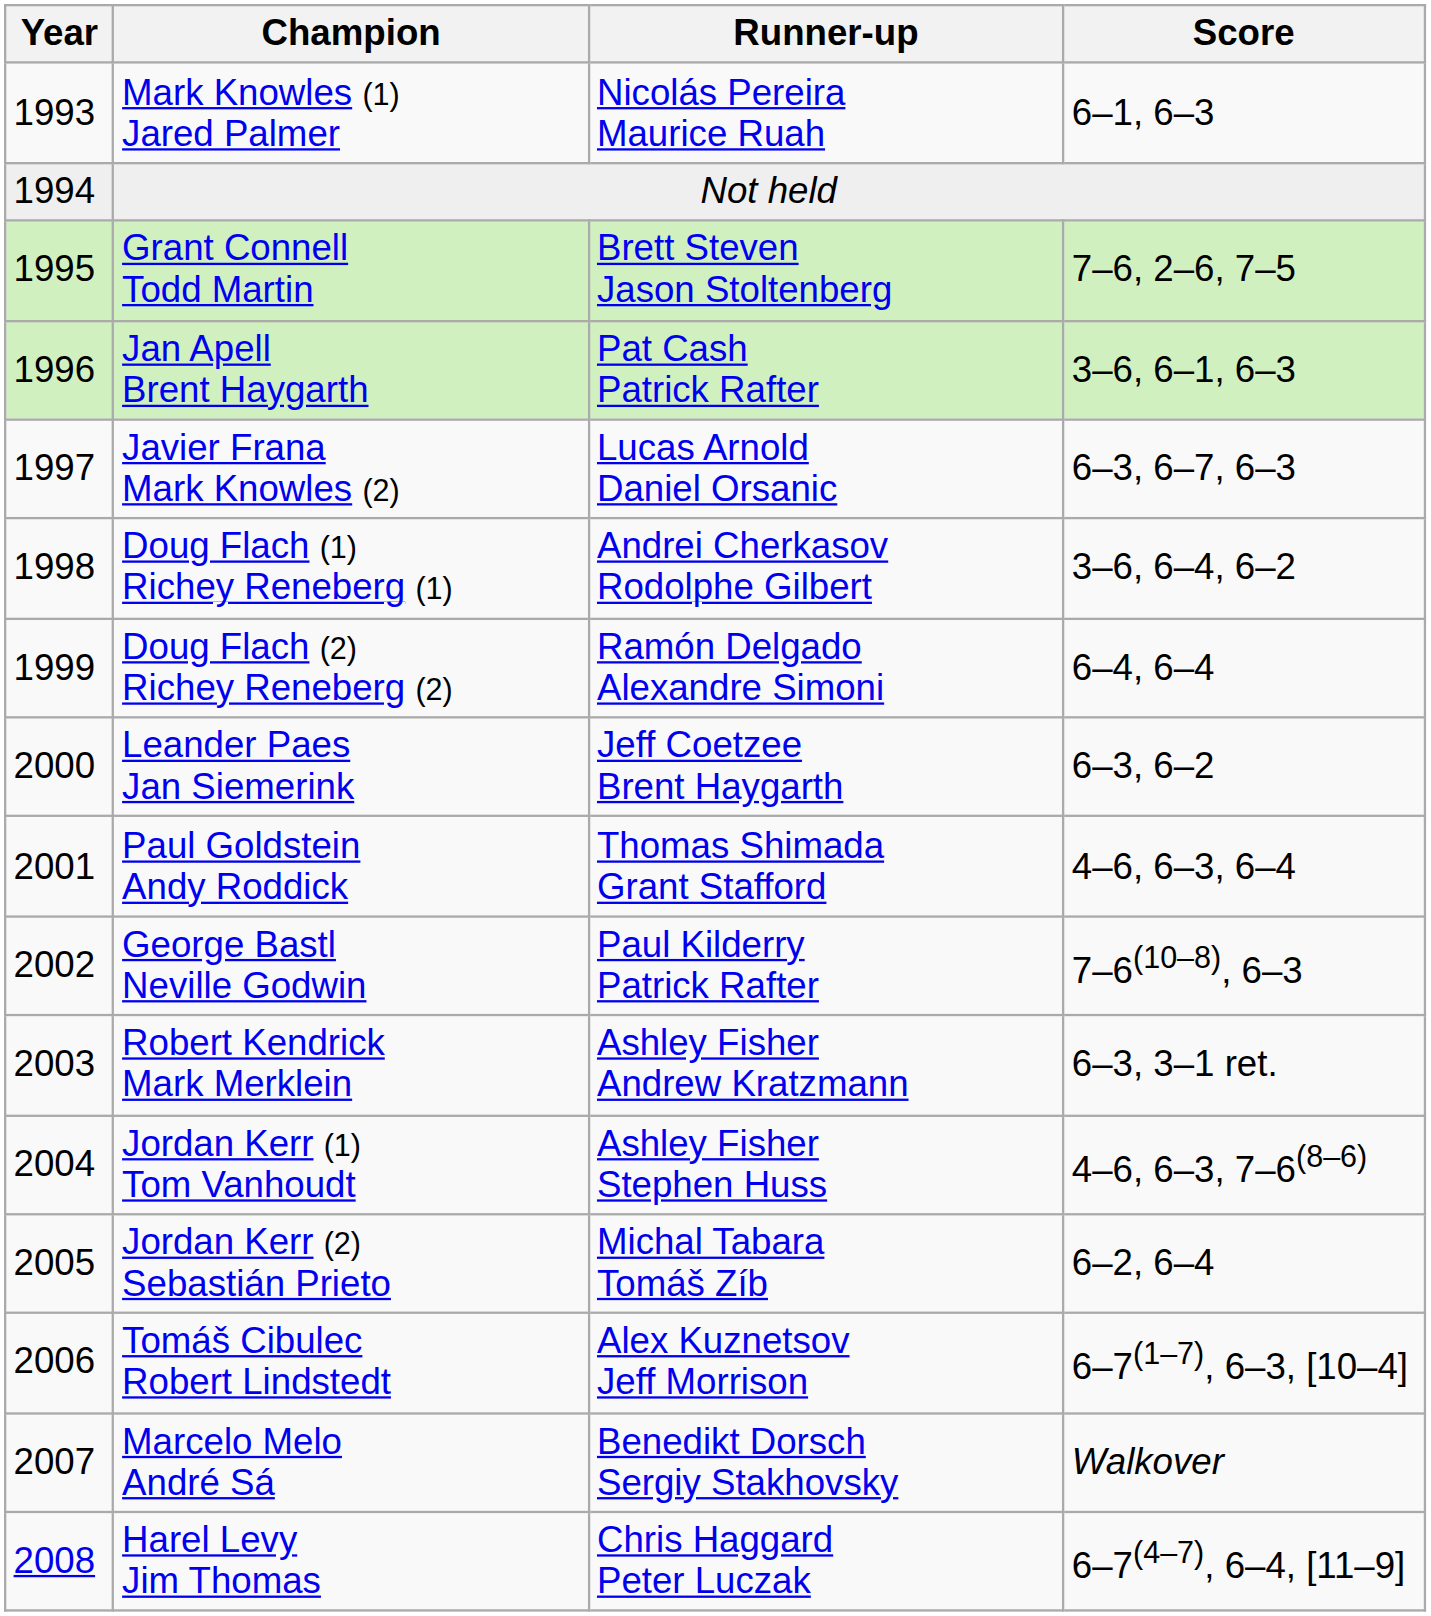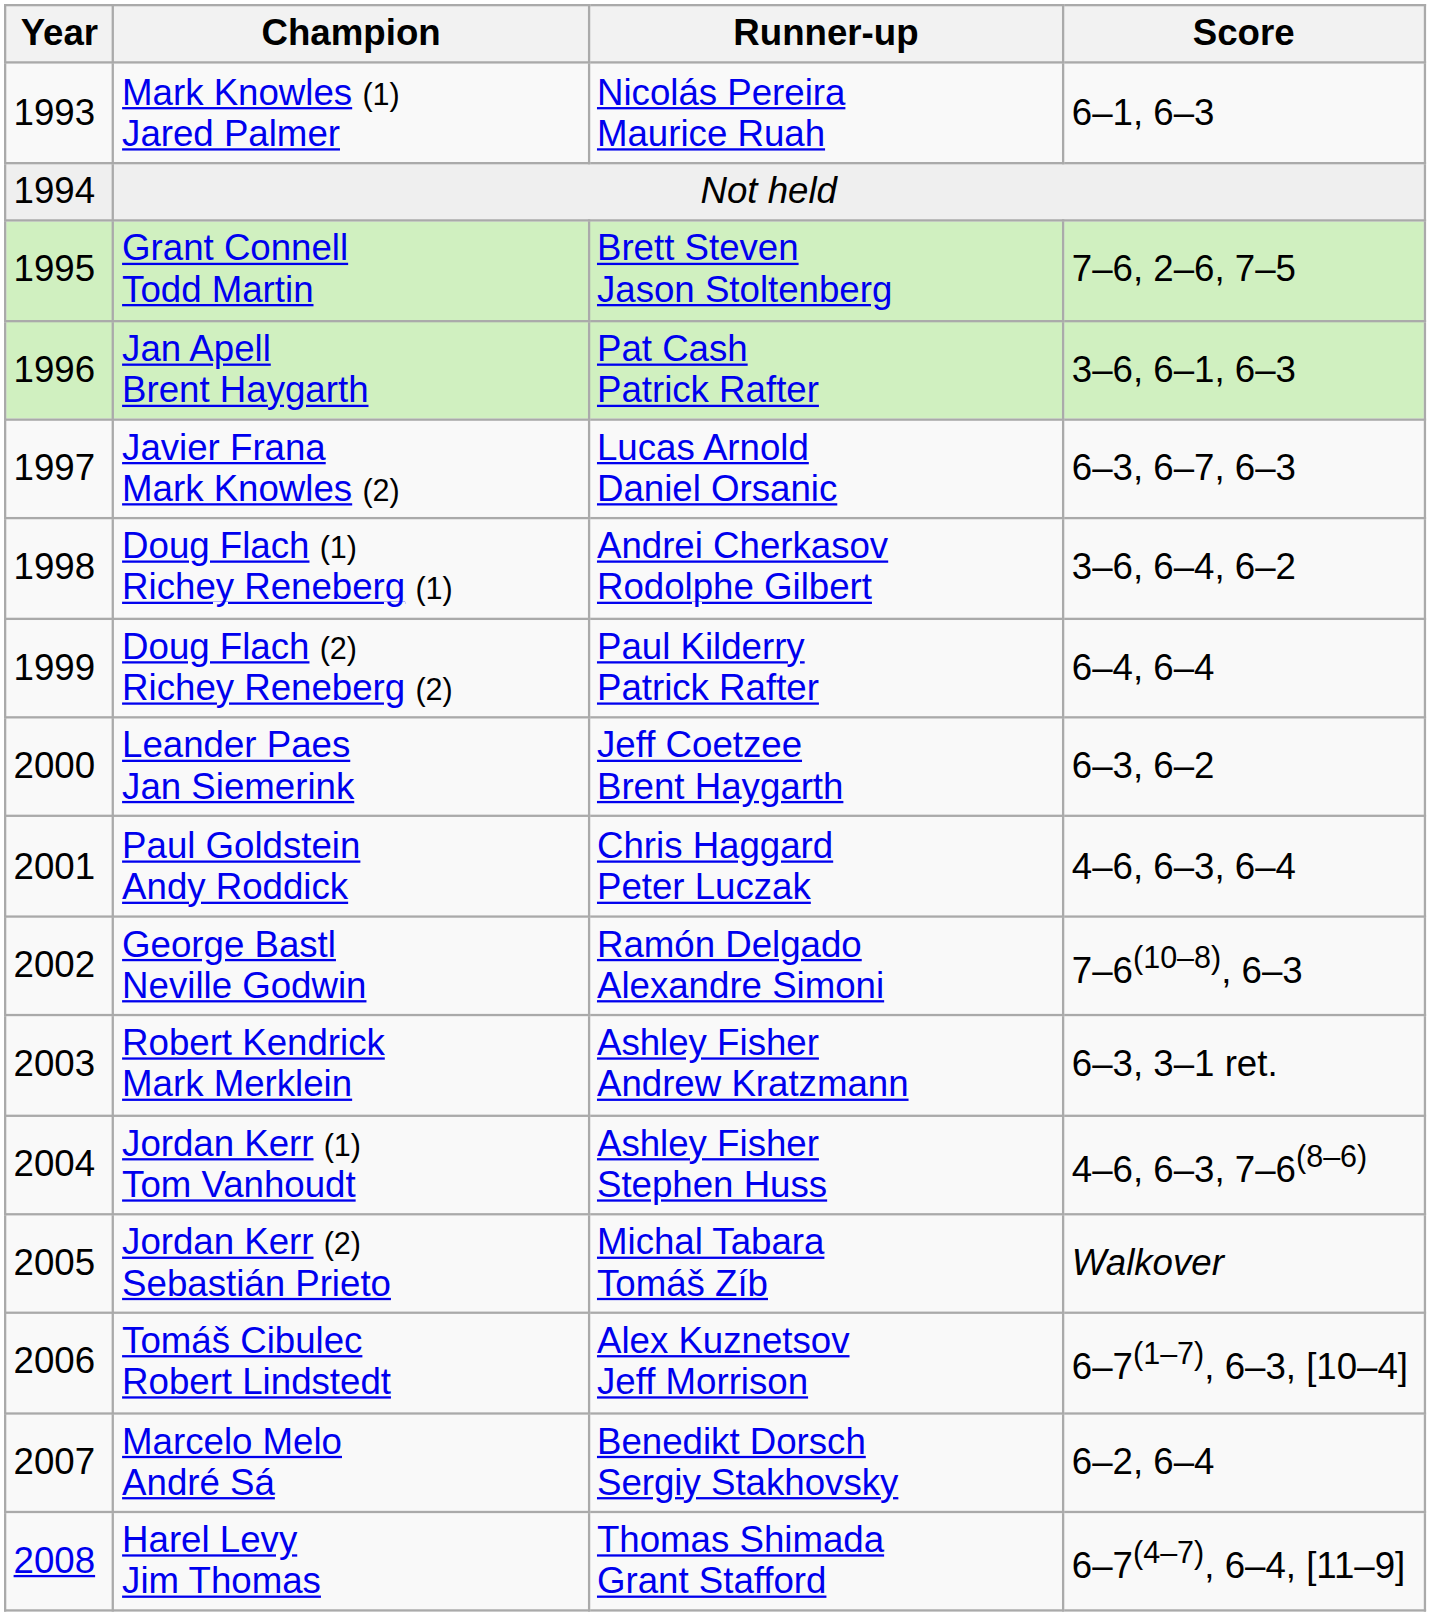(741, 667) Ramón Delgado Alexandre Simoni -> (708, 667) Paul Kilderry Patrick Rafter
(741, 865) Thomas Shimada Grant Stafford -> (715, 865) Chris Haggard Peter Luczak
(708, 965) Paul Kilderry Patrick Rafter -> (741, 965) Ramón Delgado Alexandre Simoni
(1143, 1262) 6–2, 6–4 -> (1148, 1262) Walkover
(1148, 1461) Walkover -> (1143, 1461) 6–2, 6–4
(715, 1560) Chris Haggard Peter Luczak -> (741, 1560) Thomas Shimada Grant Stafford
